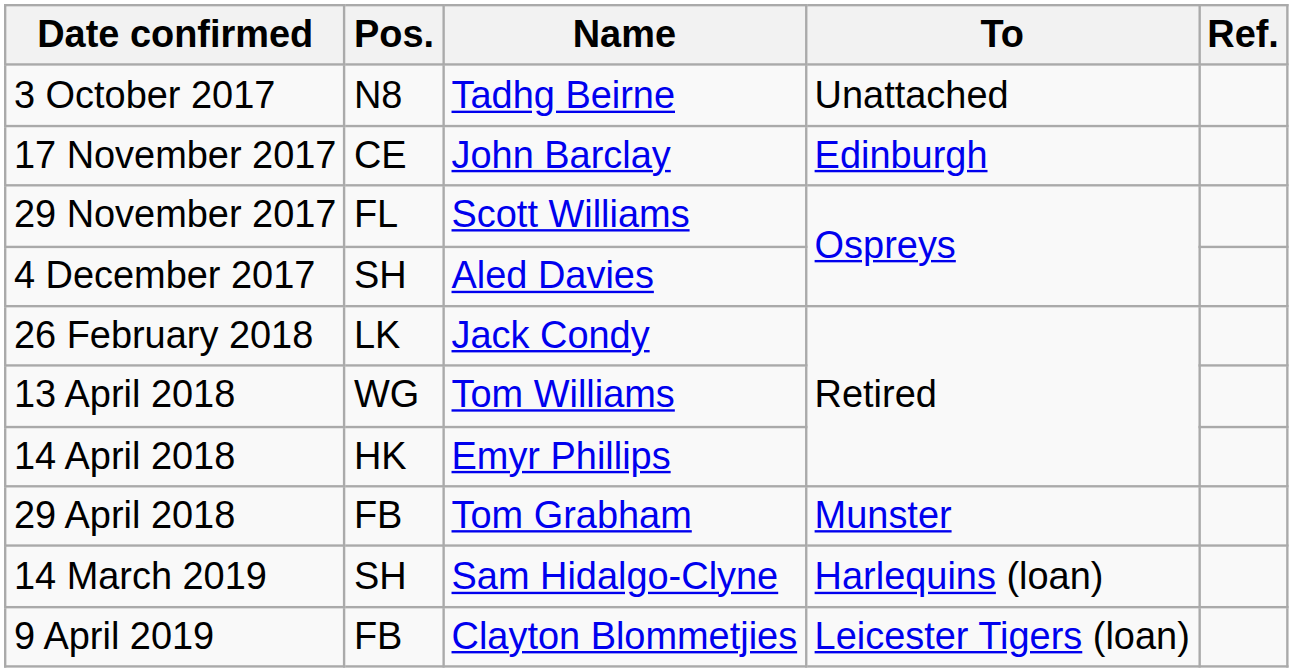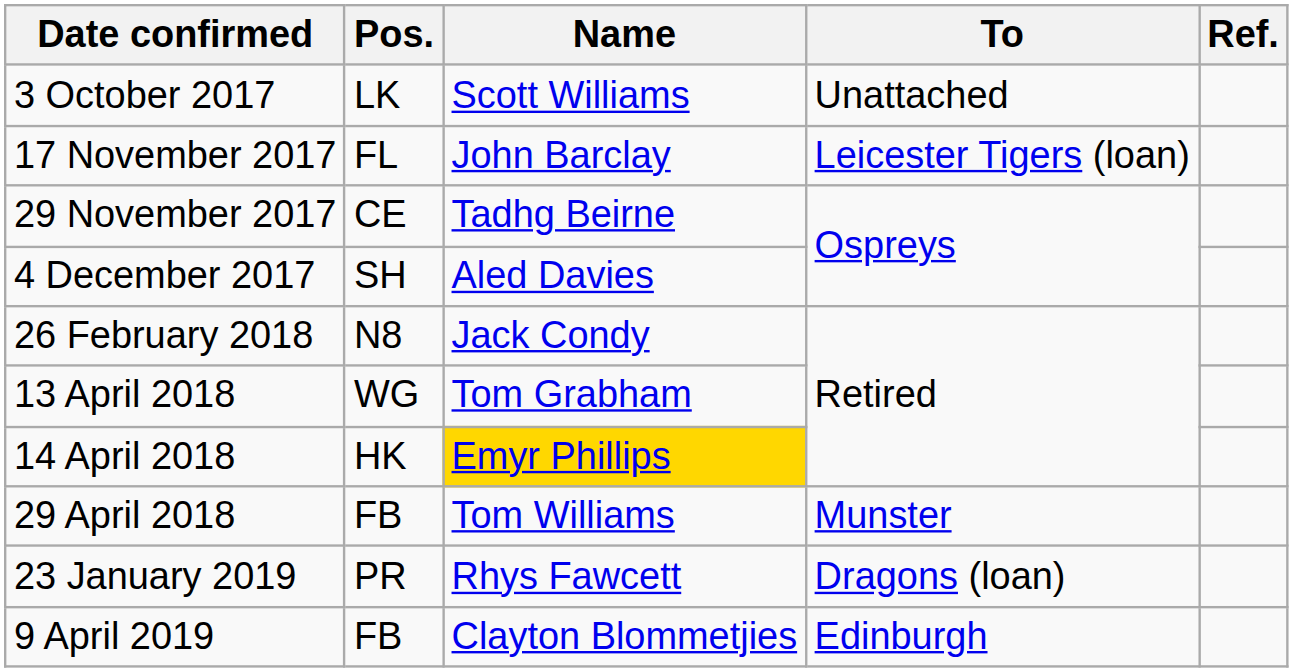(378, 94) N8 -> (377, 94) LK
(563, 94) Tadhg Beirne -> (571, 94) Scott Williams
(380, 154) CE -> (376, 154) FL
(901, 154) Edinburgh -> (1002, 154) Leicester Tigers (loan)
(376, 214) FL -> (380, 214) CE
(571, 214) Scott Williams -> (563, 214) Tadhg Beirne
(377, 335) LK -> (378, 335) N8
(563, 395) Tom Williams -> (572, 395) Tom Grabham
(561, 455) no background -> (561, 455) gold background
(572, 515) Tom Grabham -> (563, 515) Tom Williams
+ row: (155, 575)
- row: (140, 575)
(1002, 635) Leicester Tigers (loan) -> (901, 635) Edinburgh
